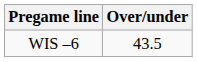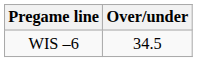(147, 43) 43.5 -> (147, 43) 34.5
